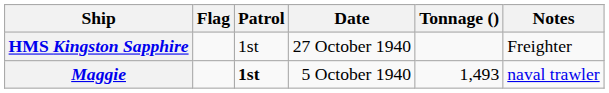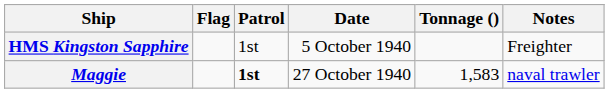(352, 46) 27 October 1940 -> (356, 46) 5 October 1940
(356, 74) 5 October 1940 -> (352, 74) 27 October 1940
(479, 74) 1,493 -> (479, 74) 1,583
